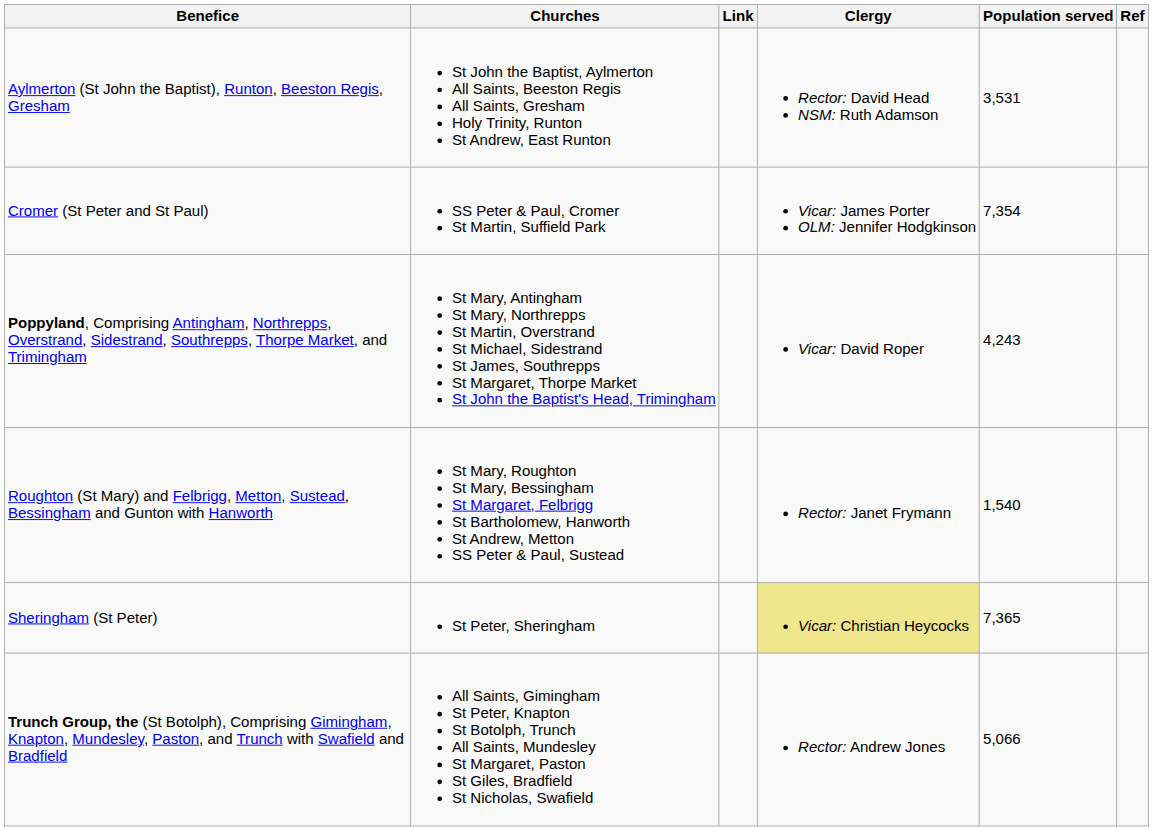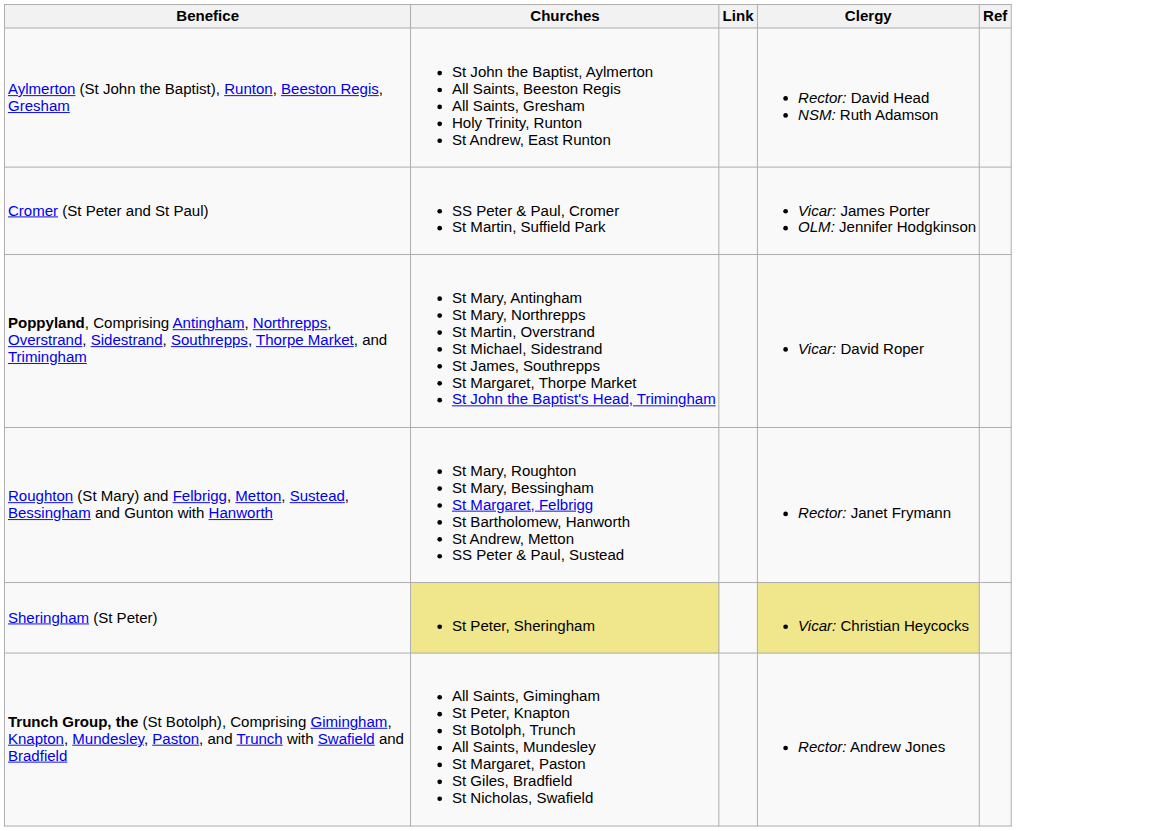- column: (1048, 16)
(565, 626) no background -> (565, 626) khaki background
